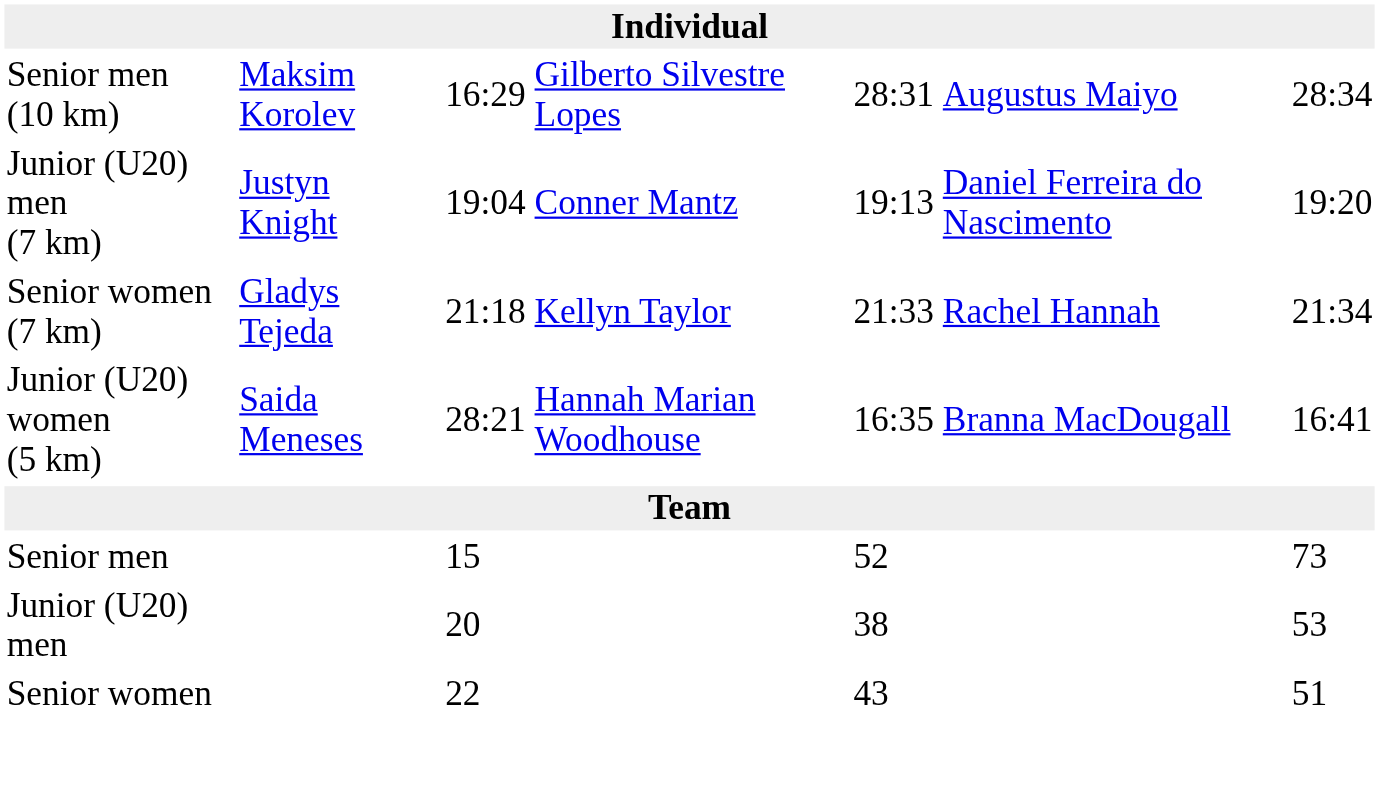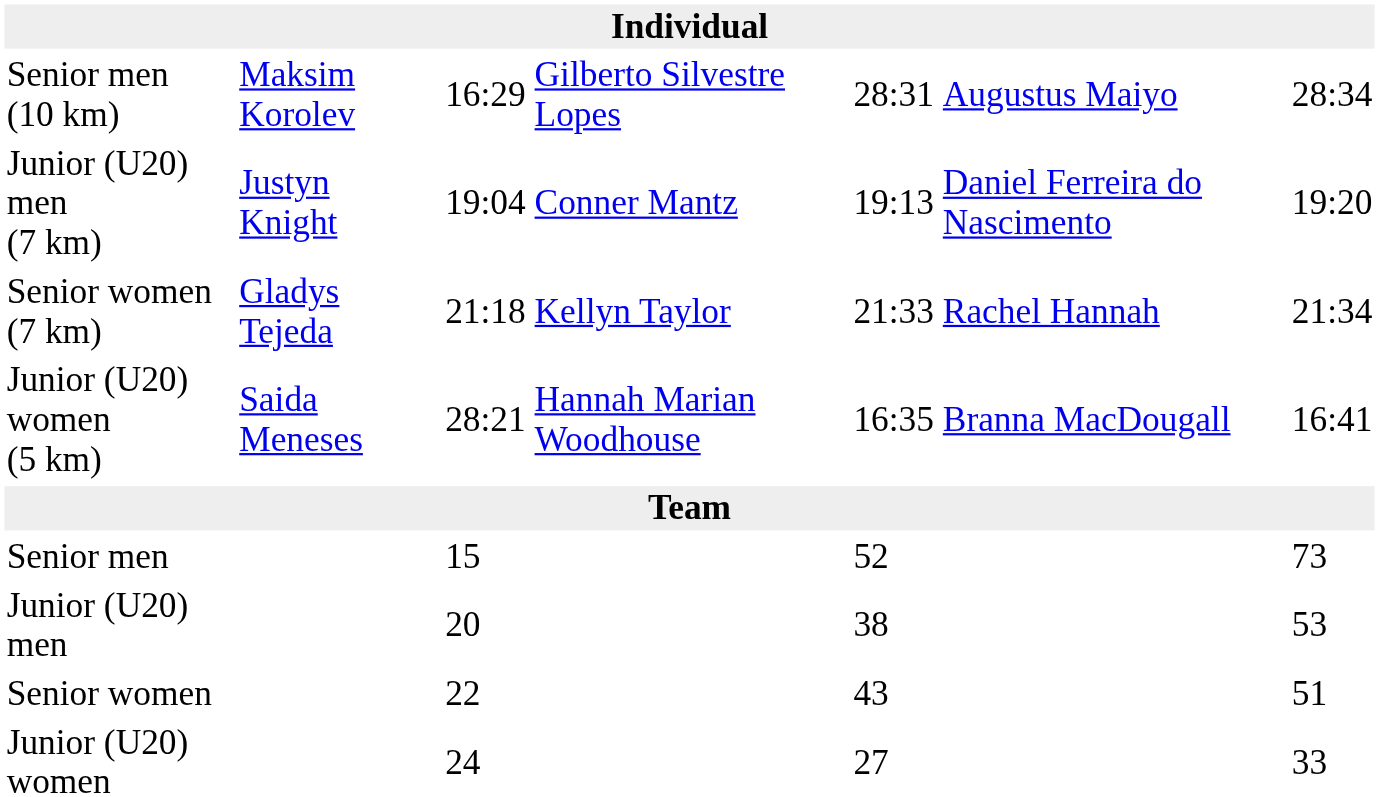+ row: (97, 761)
